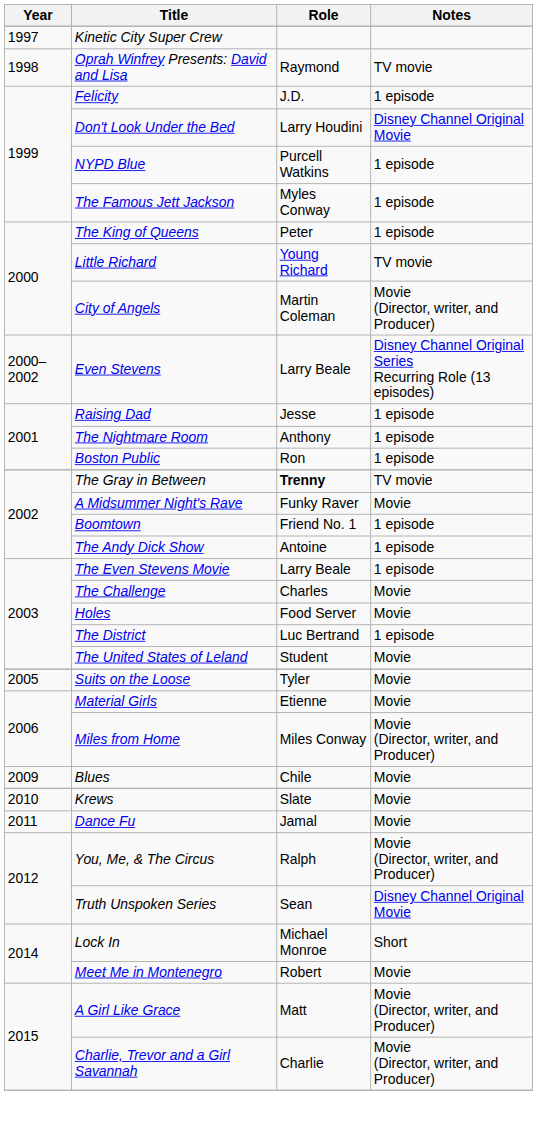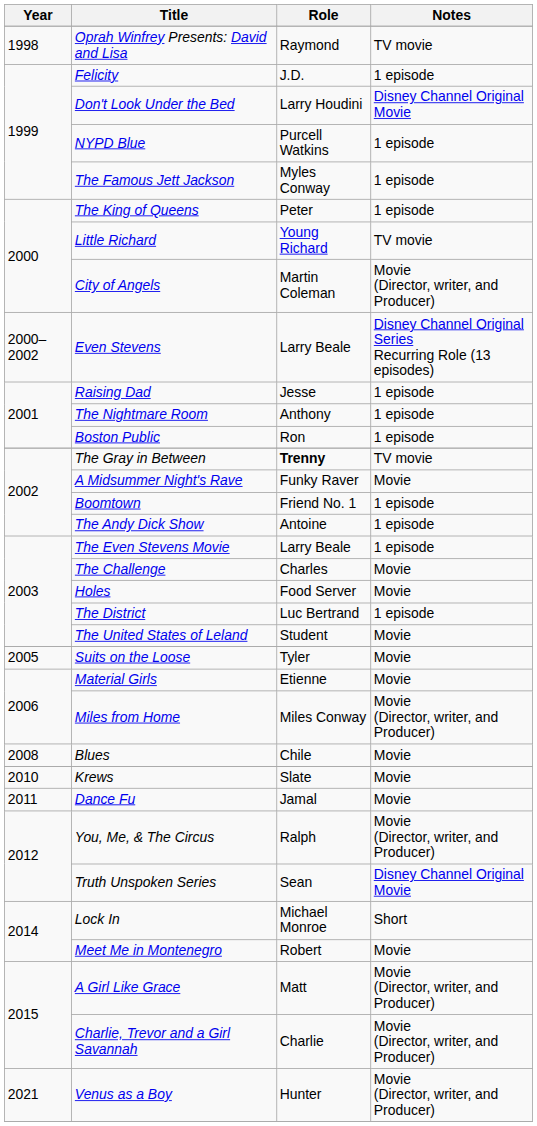- row: (148, 37)
(23, 777) 2009 -> (23, 755) 2008
+ row: (123, 1094)
